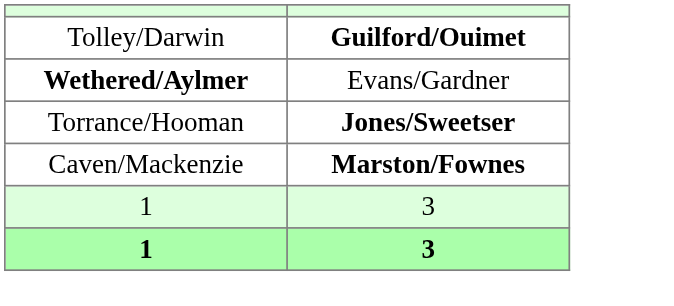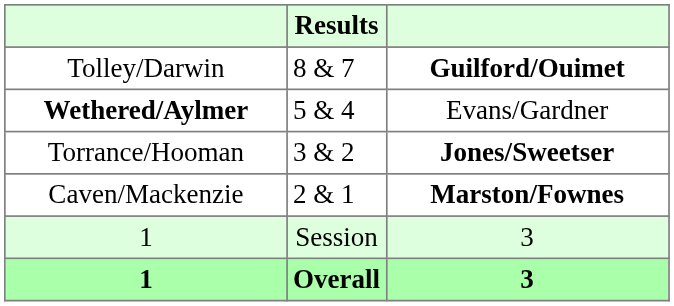+ column: (337, 25)
